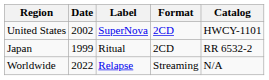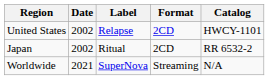(123, 30) SuperNova -> (116, 30) Relapse
(82, 48) 1999 -> (82, 48) 2002
(82, 65) 2022 -> (82, 65) 2021
(116, 65) Relapse -> (123, 65) SuperNova
